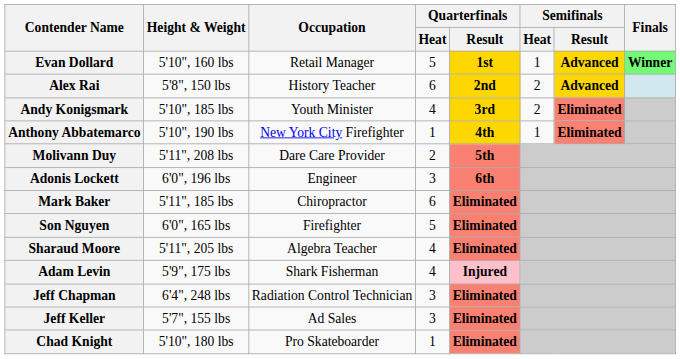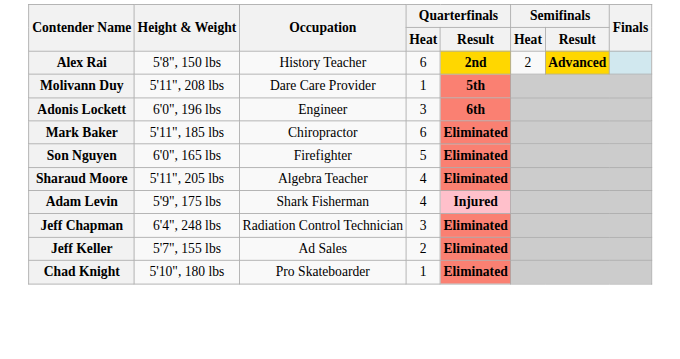- row: (74, 62)
- row: (74, 109)
- row: (74, 132)
(432, 155) 2 -> (423, 85) 1
(432, 318) 3 -> (423, 248) 2
